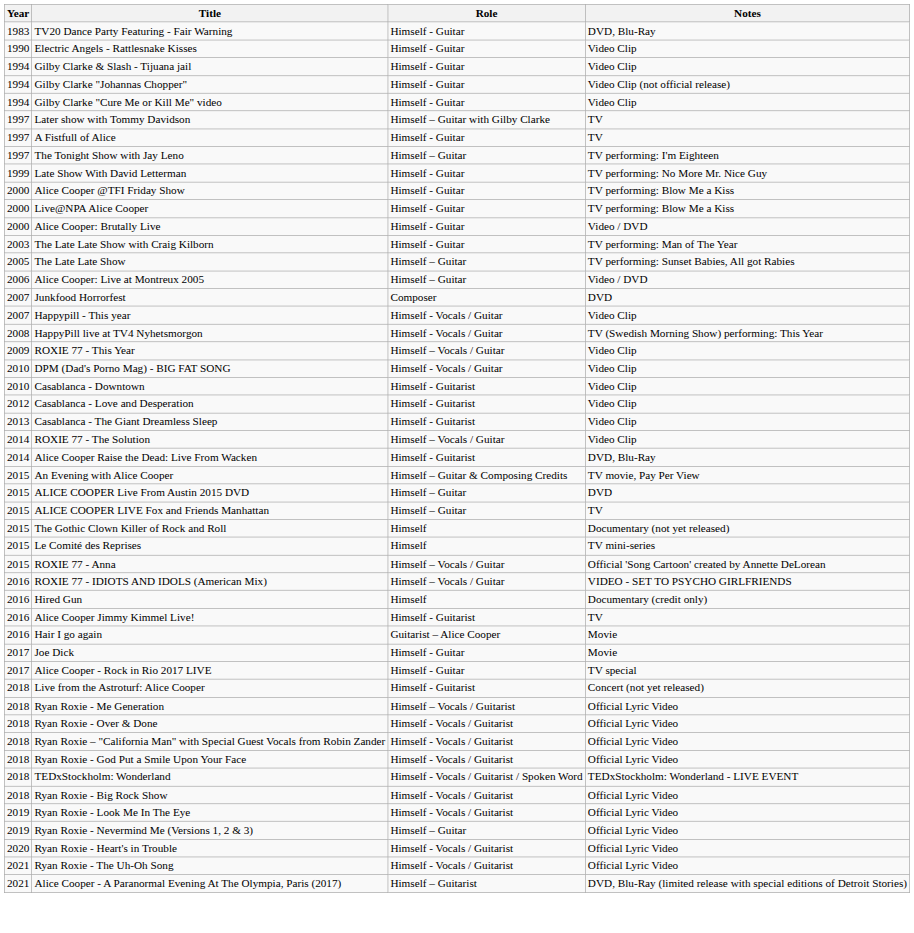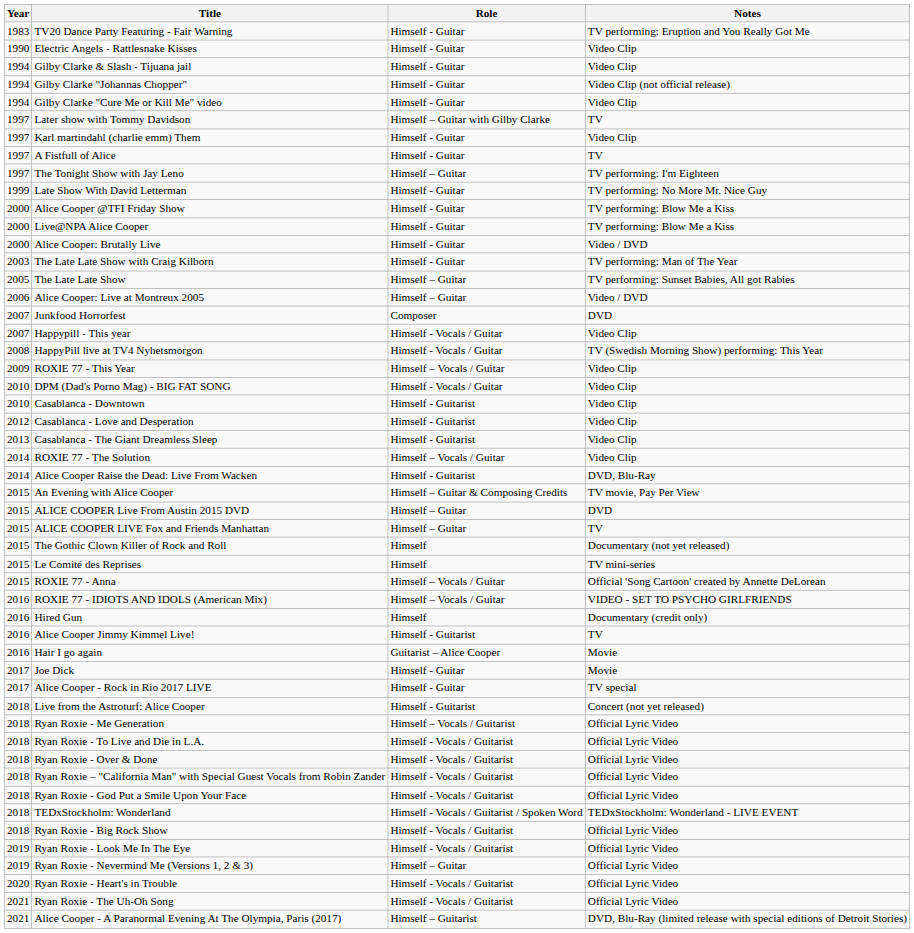(622, 31) DVD, Blu-Ray -> (699, 31) TV performing: Eruption and You Really Got Me
+ row: (117, 137)
+ row: (119, 741)
